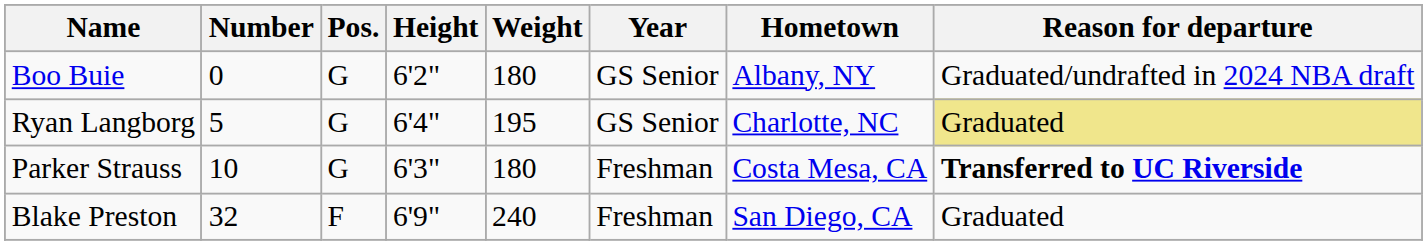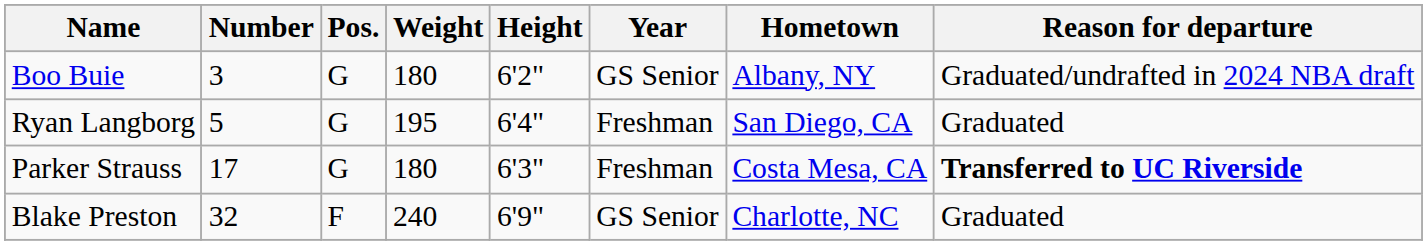columns swapped: (436, 27) <-> (537, 27)
(216, 74) 0 -> (216, 74) 3
(657, 121) GS Senior -> (655, 121) Freshman
(815, 121) Charlotte, NC -> (822, 121) San Diego, CA
(1003, 121) khaki background -> (1003, 121) no background
(223, 168) 10 -> (223, 168) 17
(655, 215) Freshman -> (657, 215) GS Senior
(822, 215) San Diego, CA -> (815, 215) Charlotte, NC
